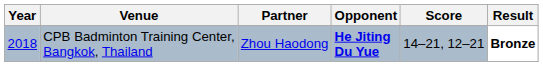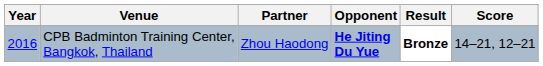columns swapped: (444, 15) <-> (513, 15)
(22, 44) 2018 -> (22, 44) 2016
